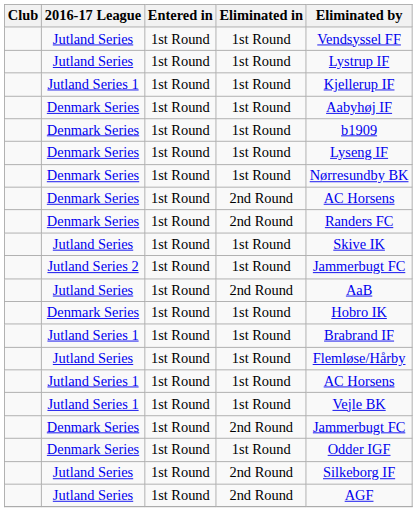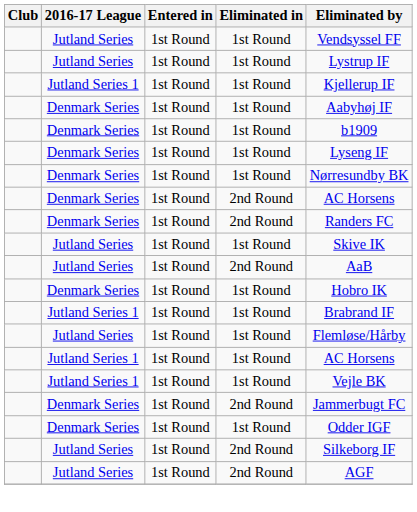- row: (93, 267)
